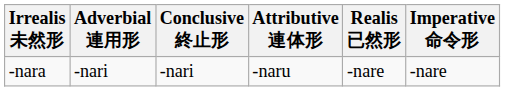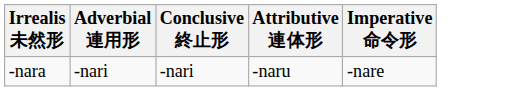- column: (374, 29)
